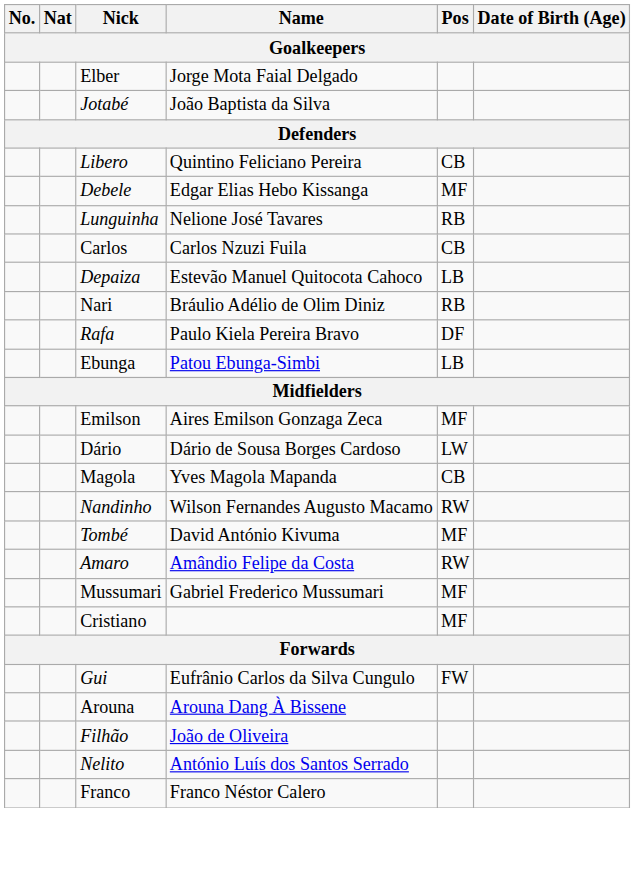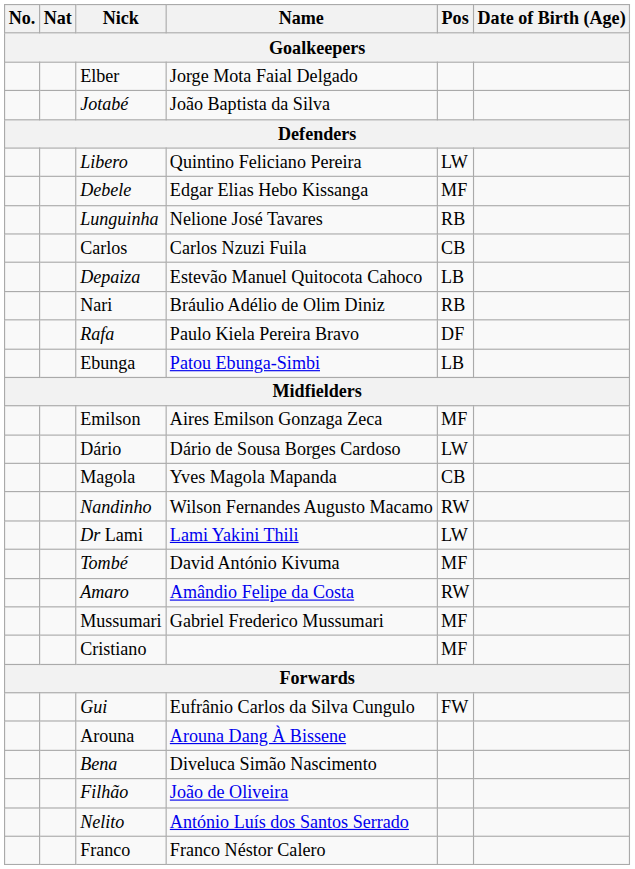(453, 162) CB -> (454, 162) LW
+ row: (112, 534)
+ row: (99, 764)
